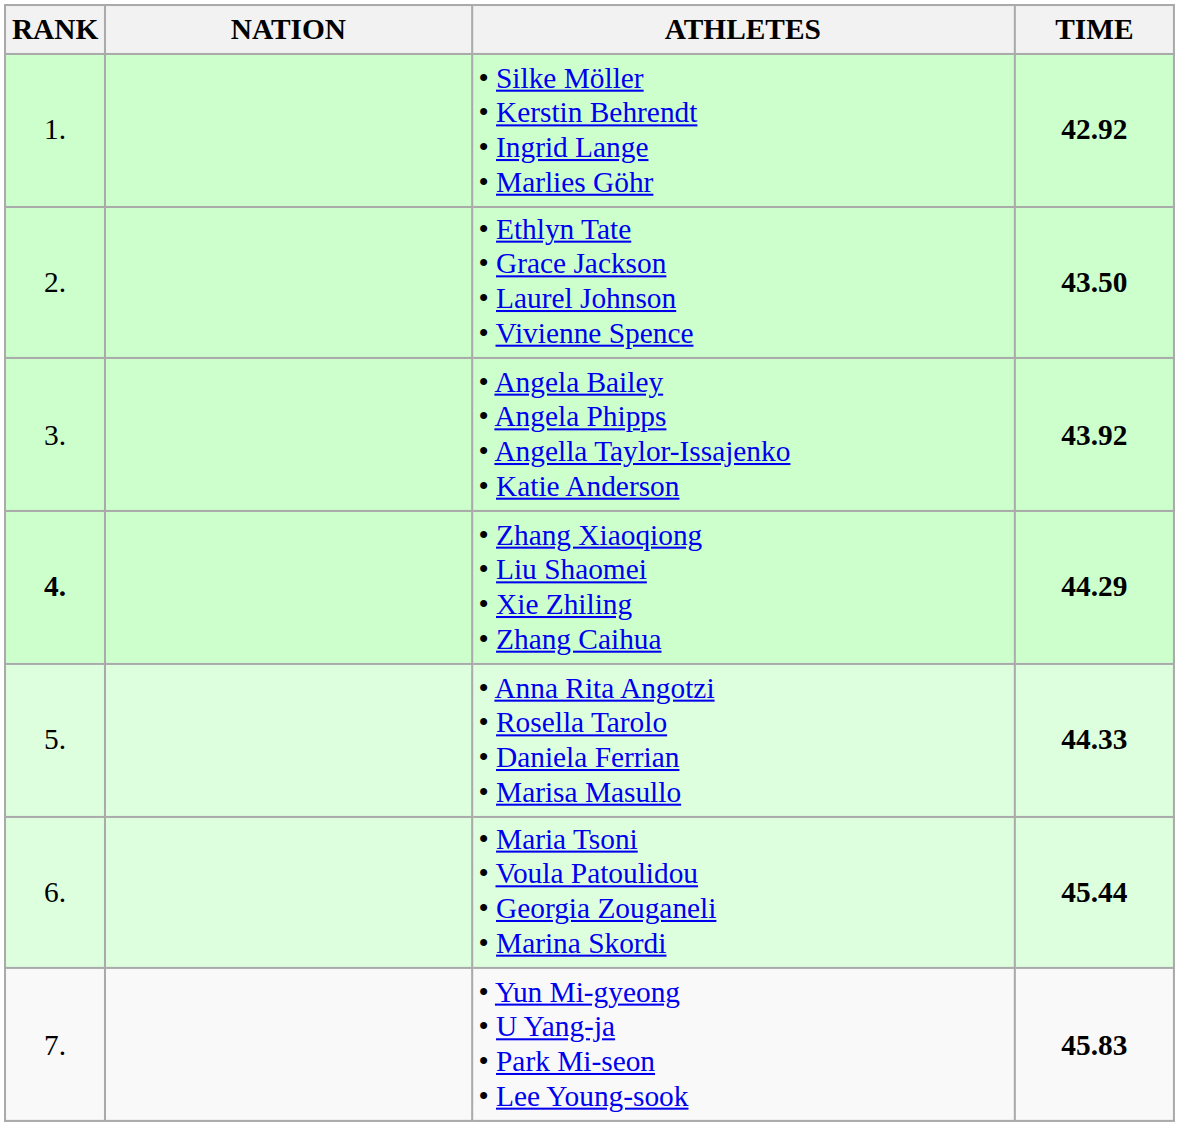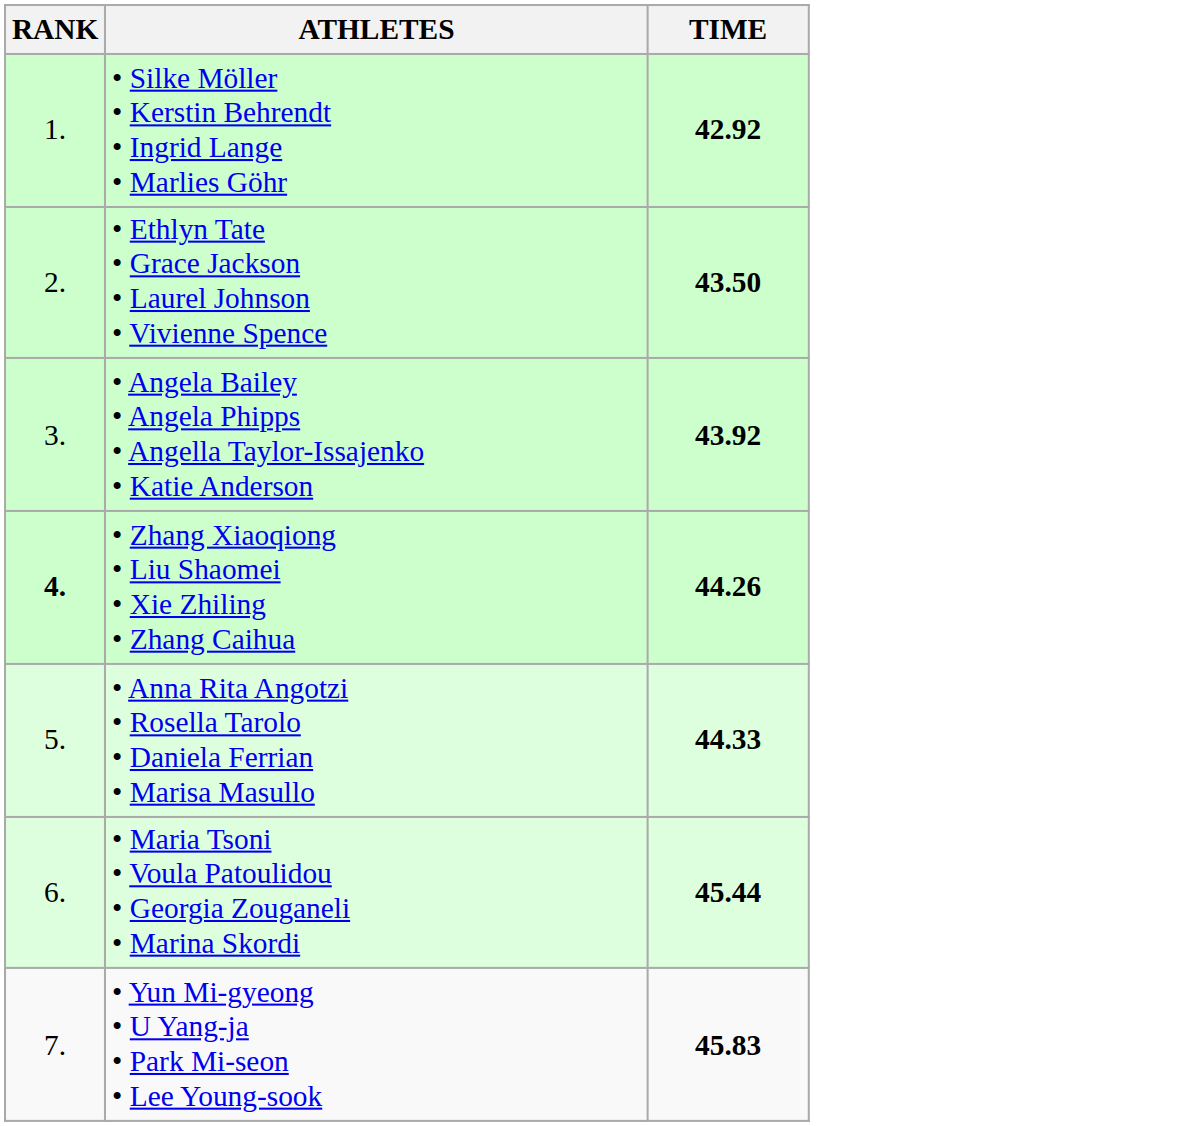- column: (288, 29)
(1094, 587) 44.29 -> (728, 587) 44.26
